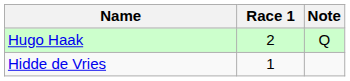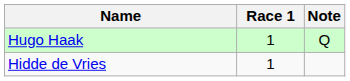(271, 40) 2 -> (271, 40) 1
